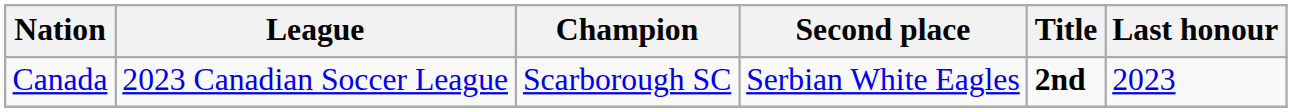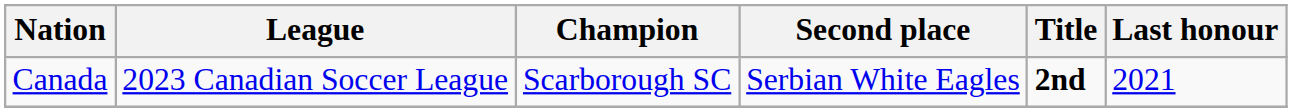(1144, 81) 2023 -> (1144, 81) 2021
